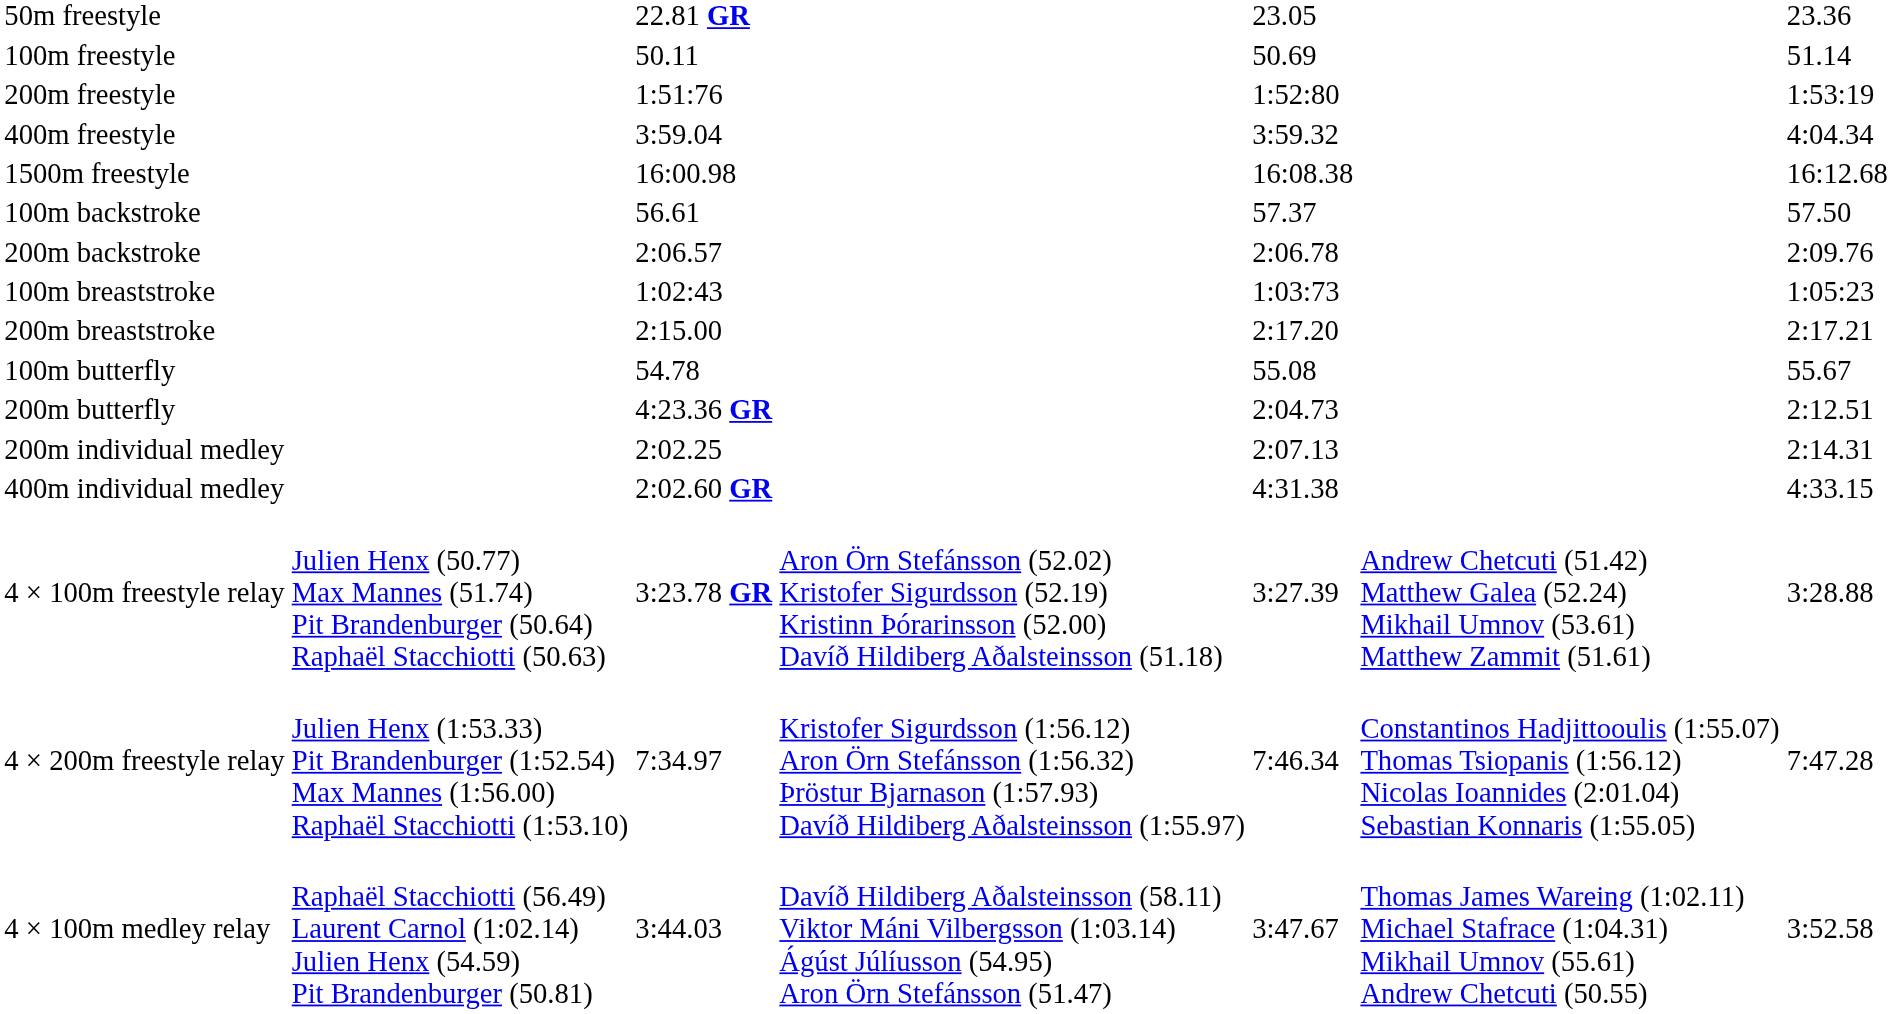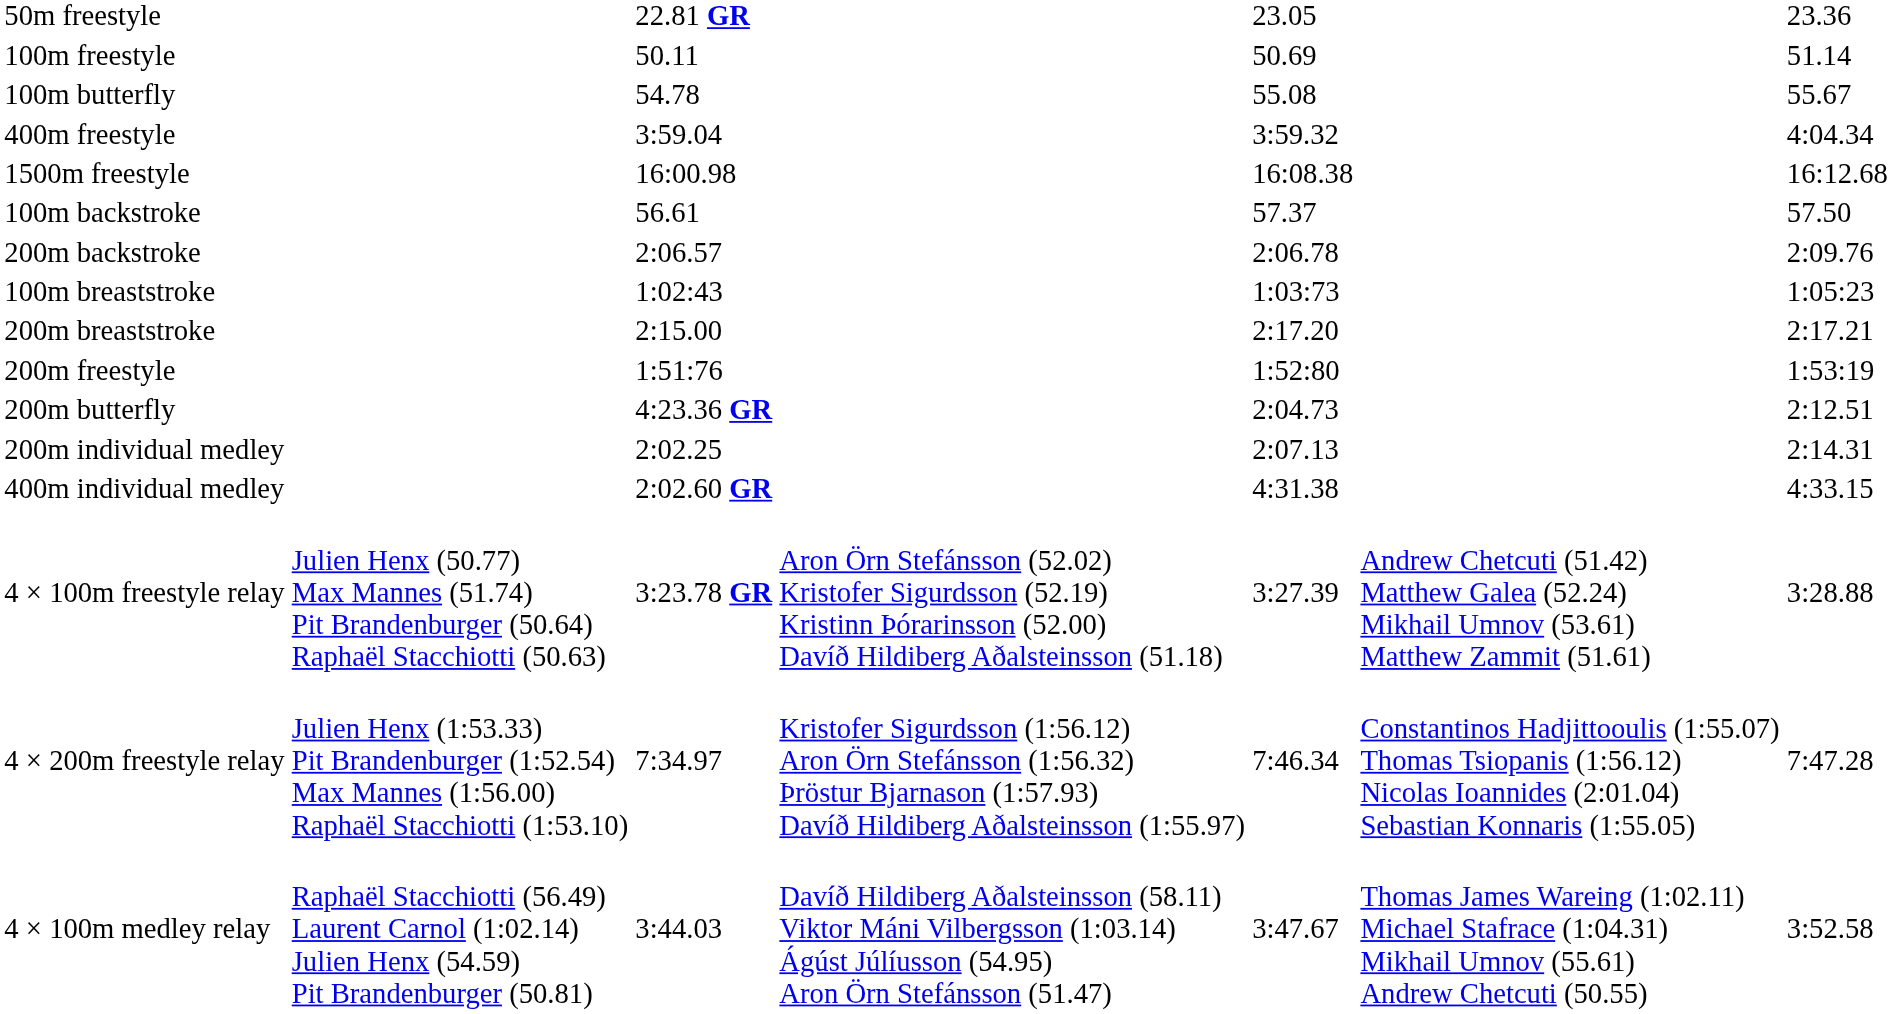rows swapped: (90, 94) <-> (90, 370)
